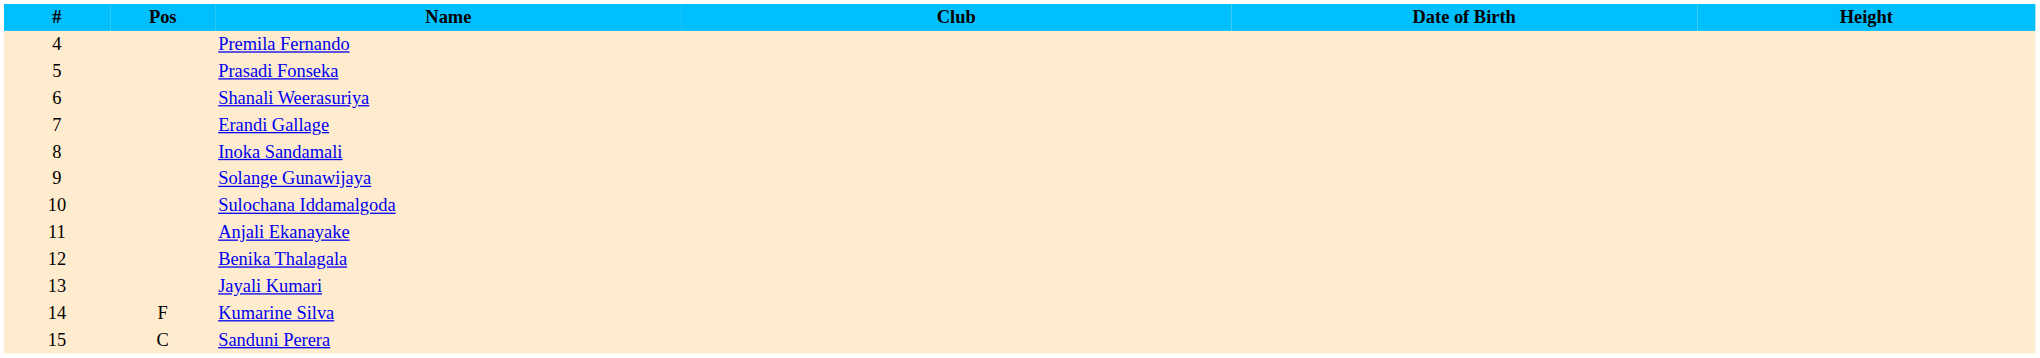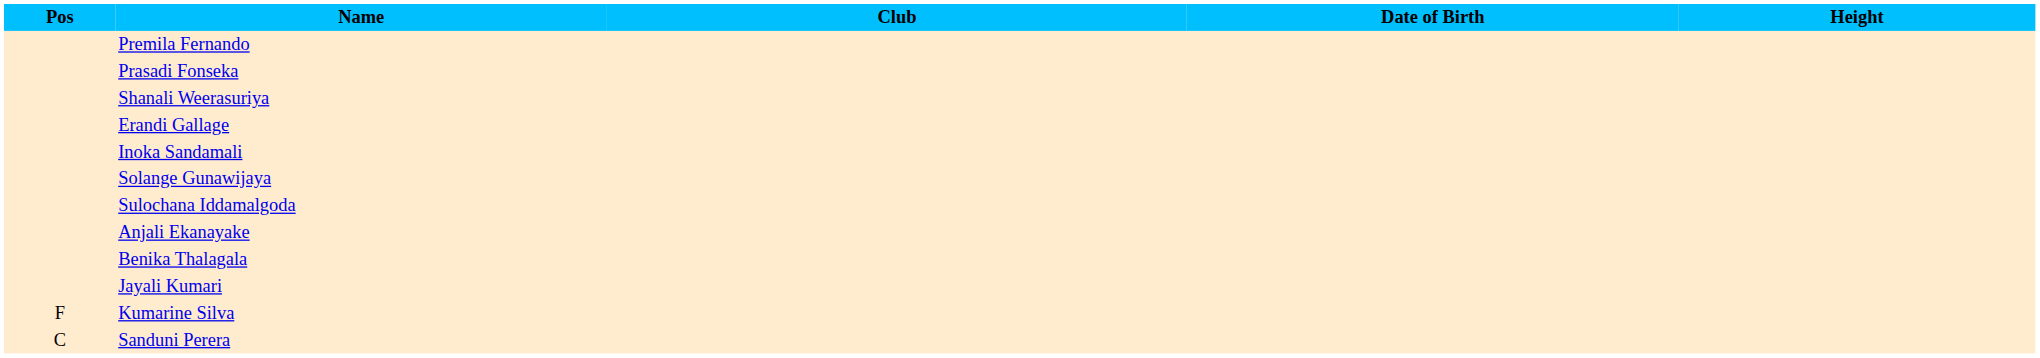- column: (57, 17)
